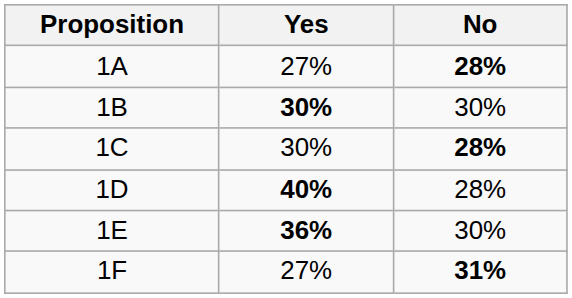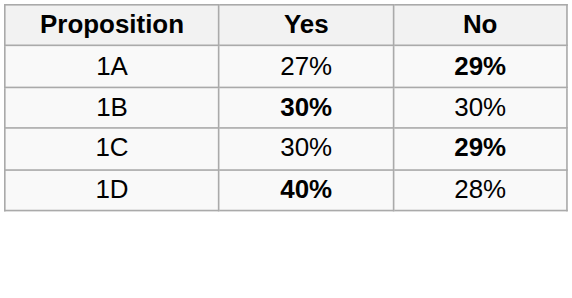(480, 66) 28% -> (480, 66) 29%
(480, 148) 28% -> (480, 148) 29%
- row: (112, 230)
- row: (112, 271)
